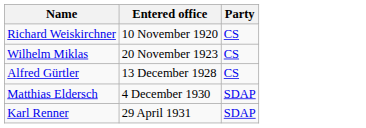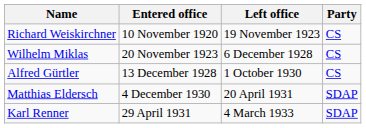+ column: (272, 14)
